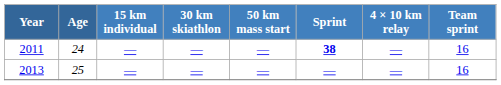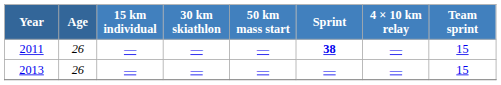(78, 49) 24 -> (78, 49) 26
(462, 49) 16 -> (462, 49) 15
(78, 70) 25 -> (78, 70) 26
(462, 70) 16 -> (462, 70) 15
